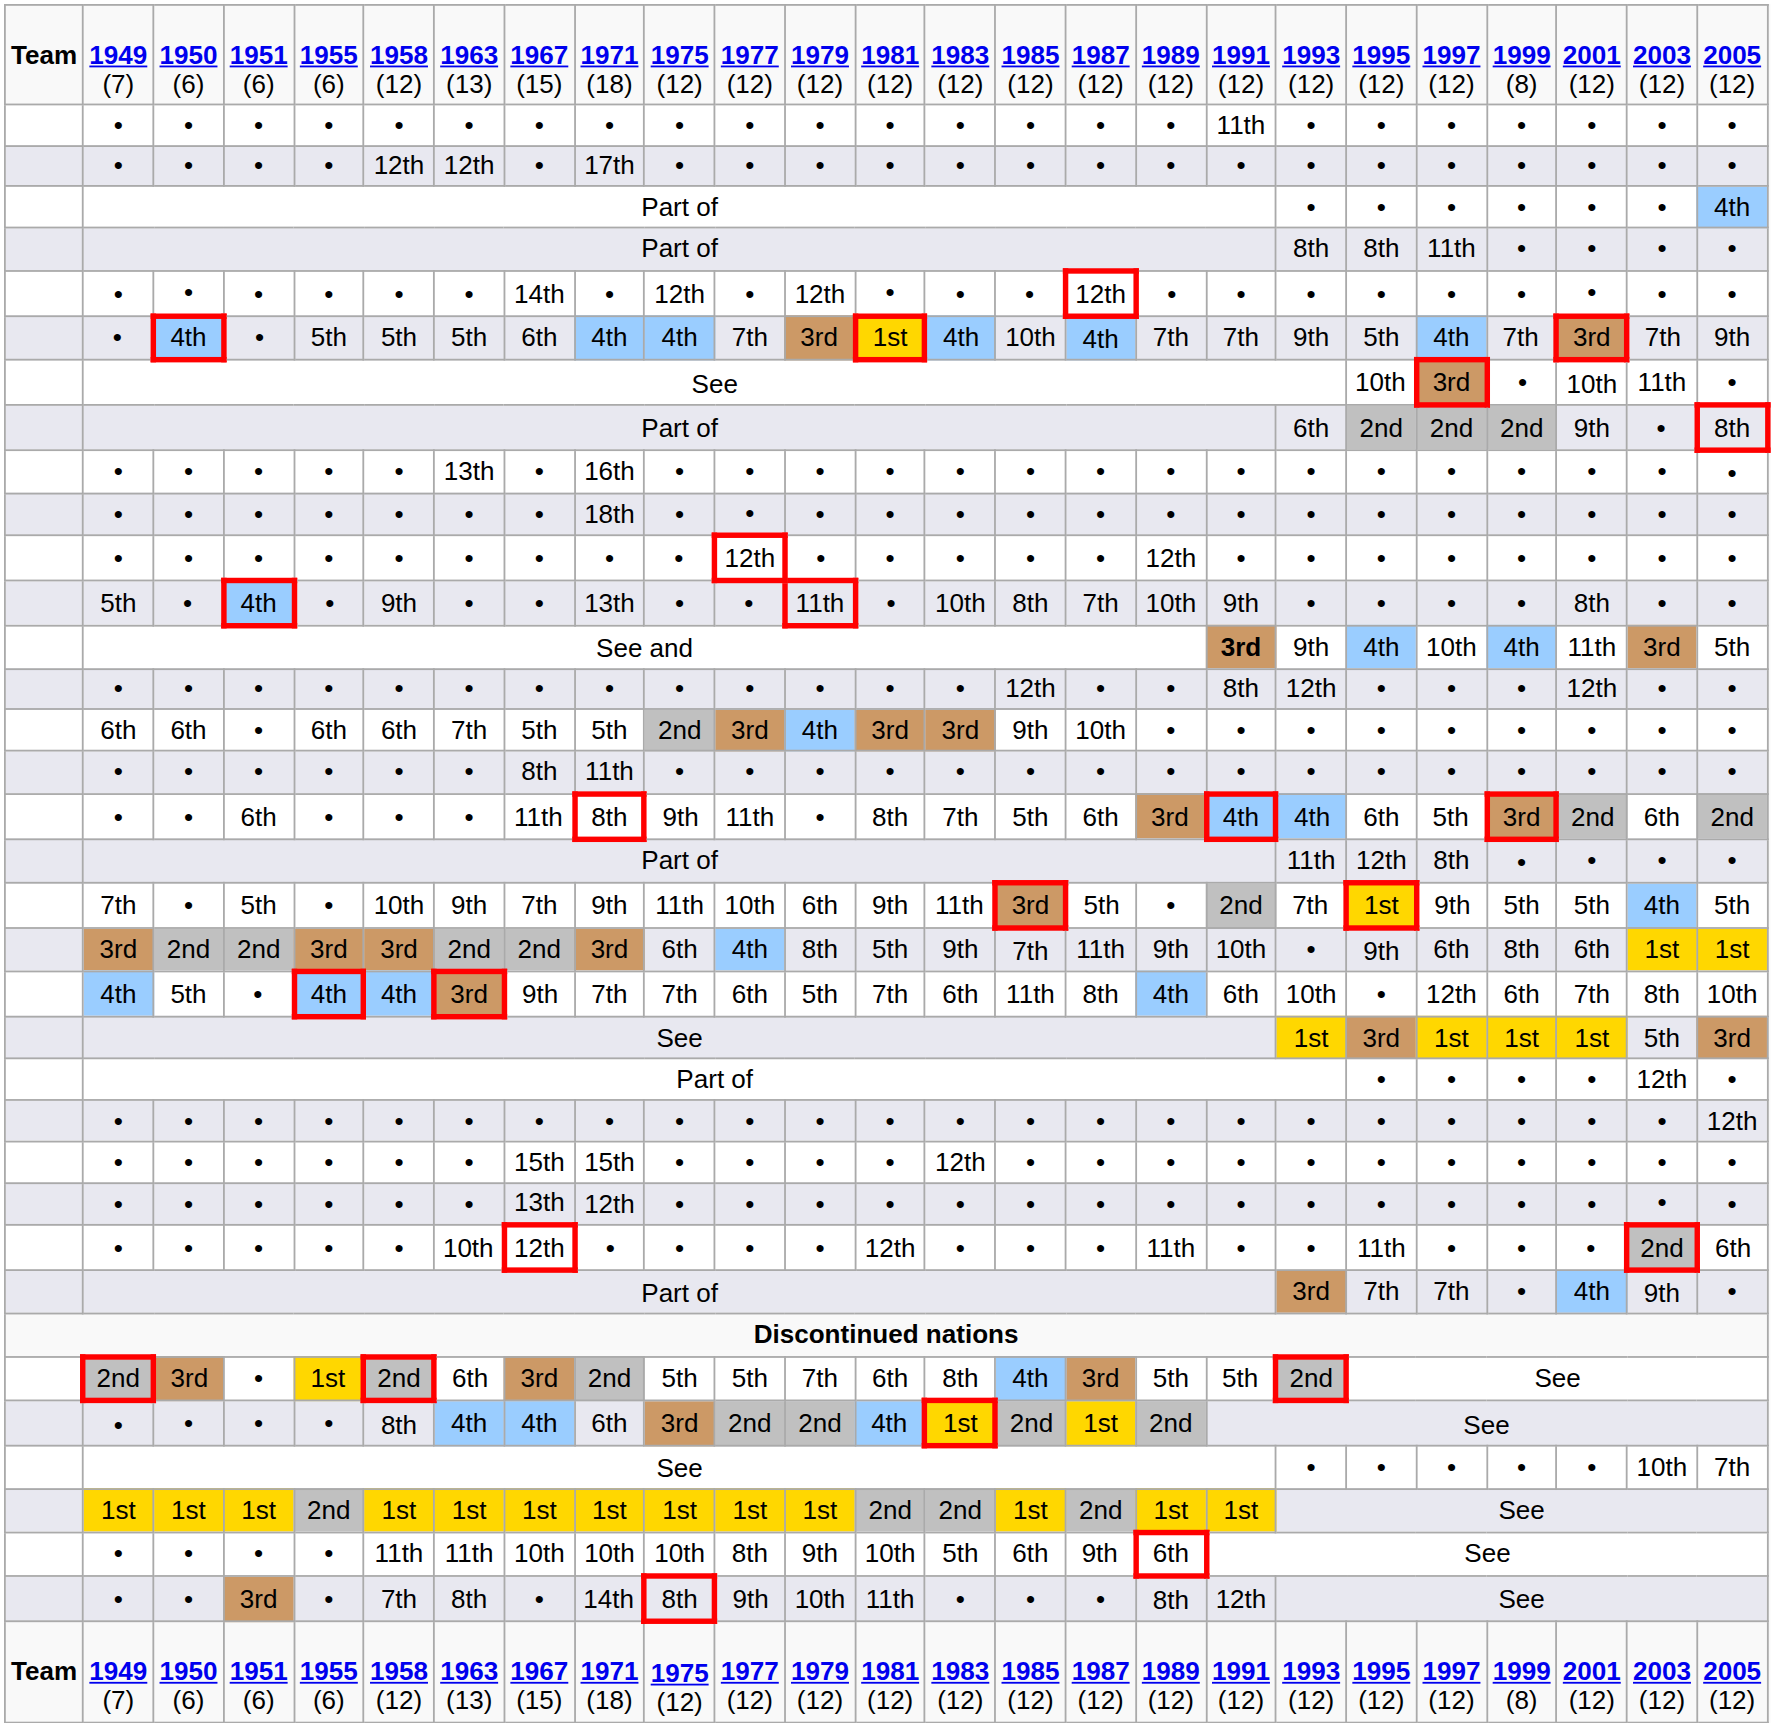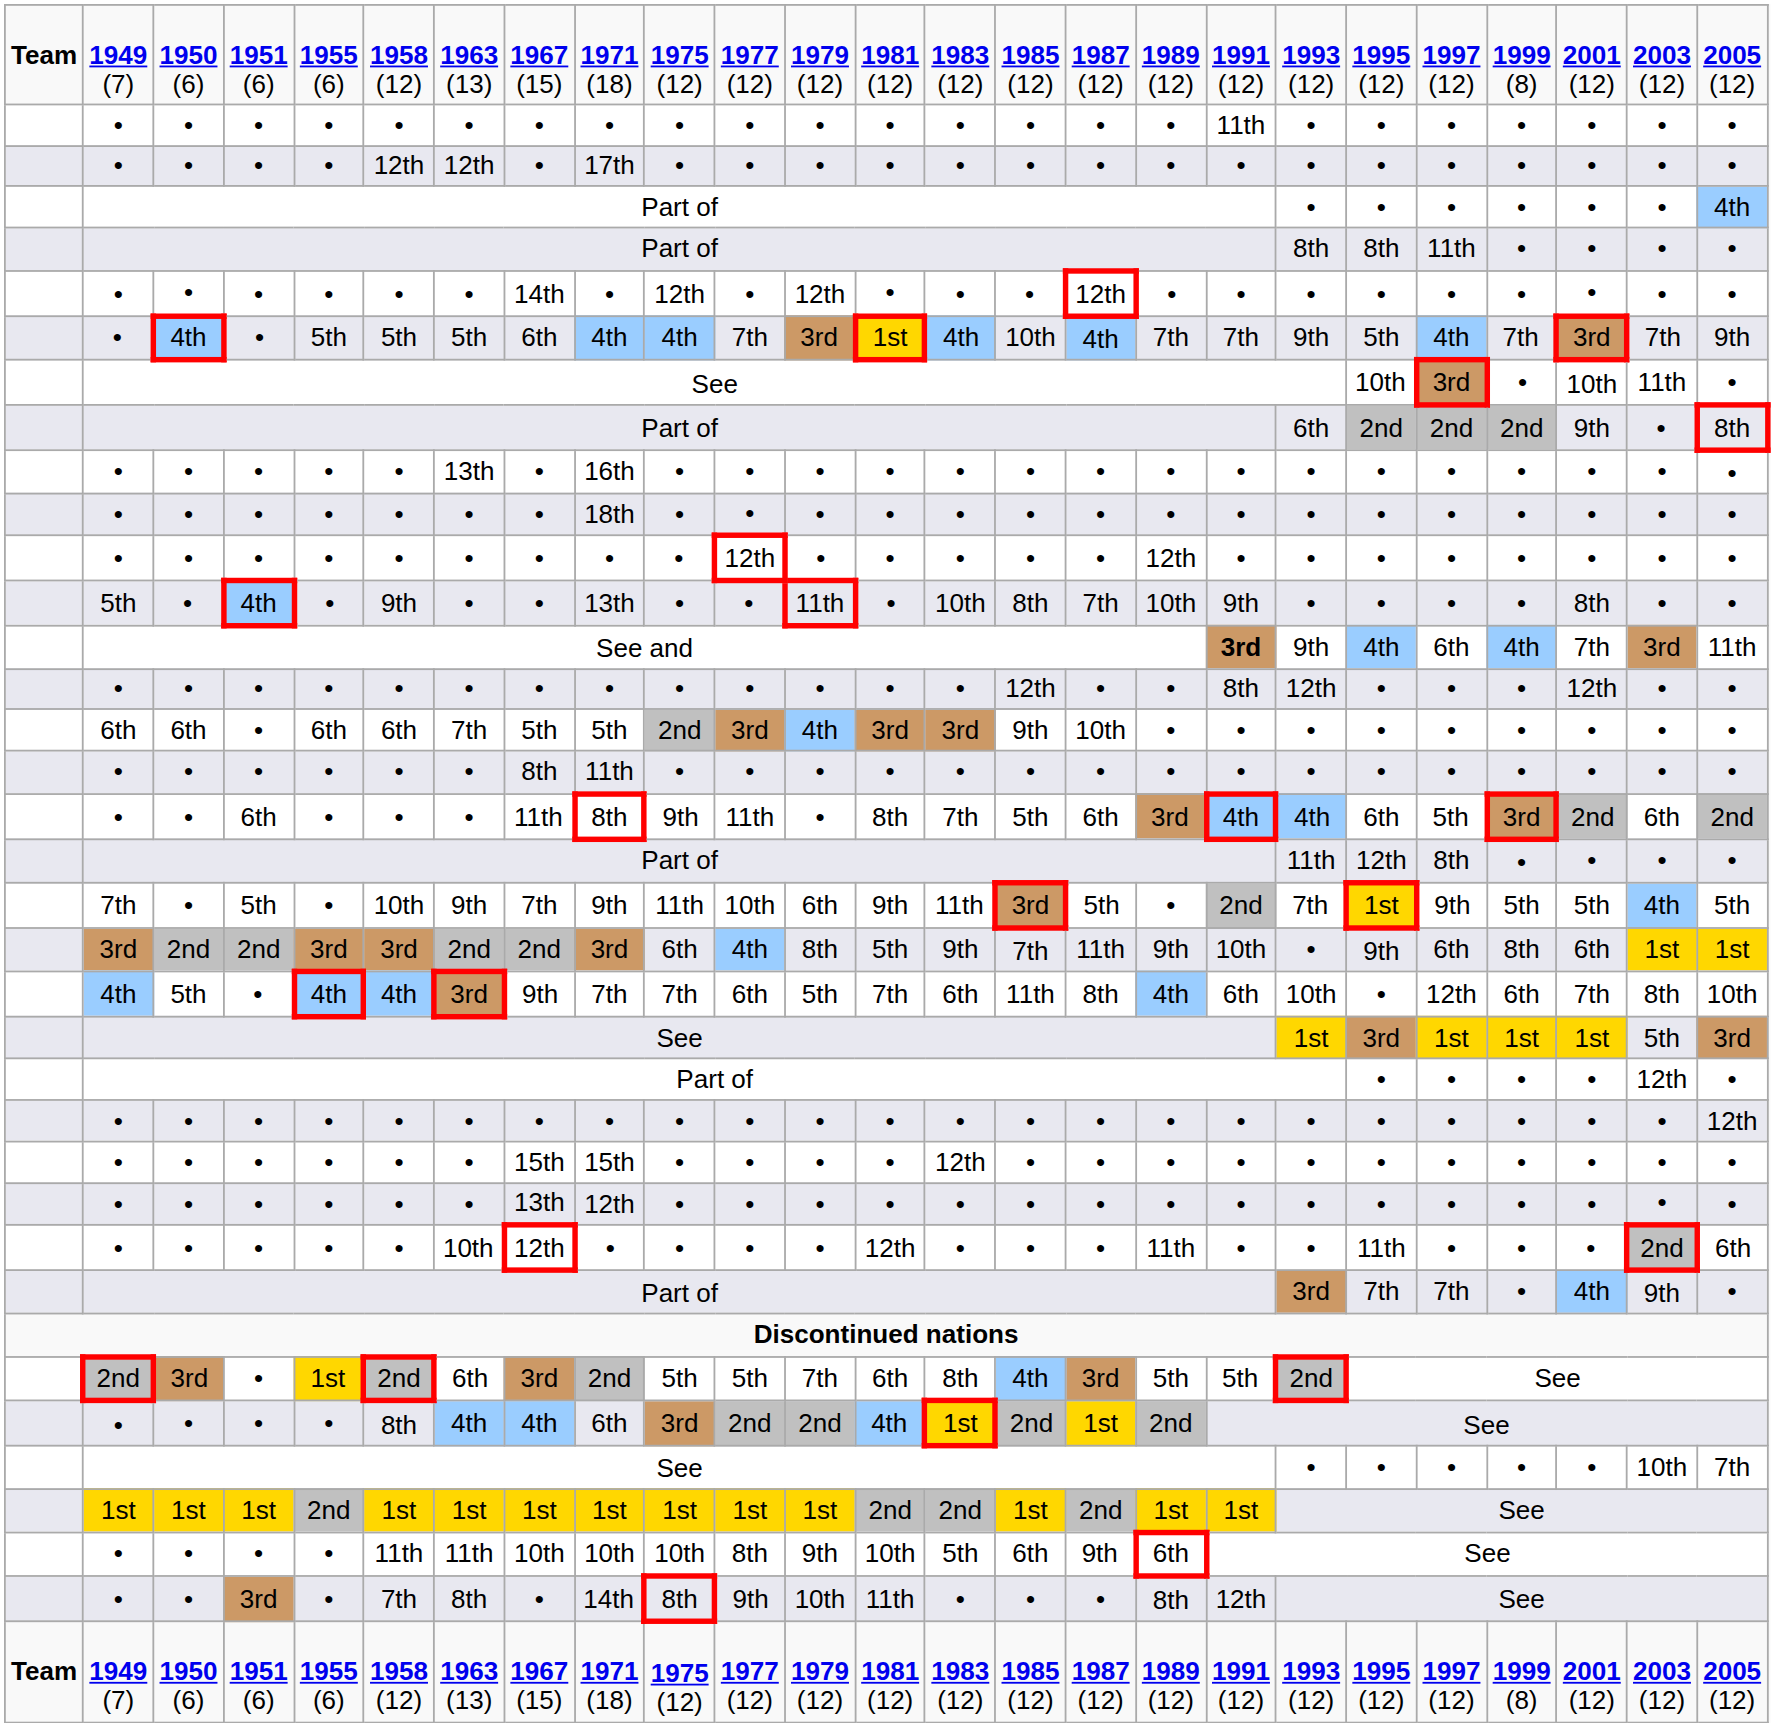(1451, 647) 10th -> (1451, 647) 6th
(1592, 647) 11th -> (1592, 647) 7th
(1732, 647) 5th -> (1732, 647) 11th
